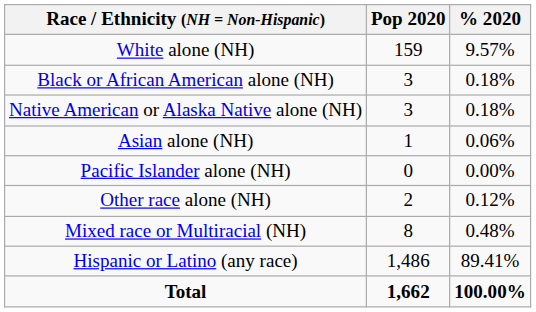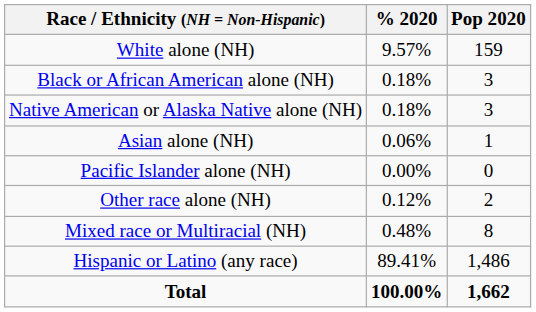columns swapped: (408, 19) <-> (490, 19)
